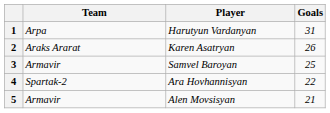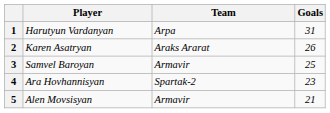columns swapped: (230, 13) <-> (94, 13)
(310, 82) 22 -> (310, 82) 23
